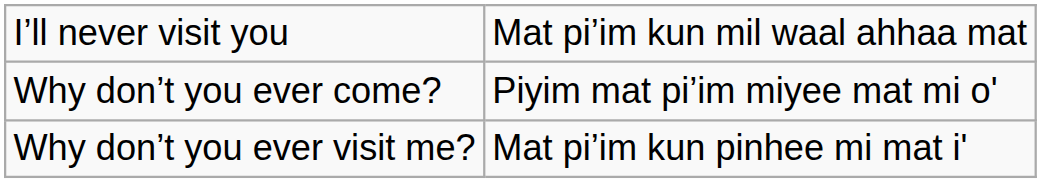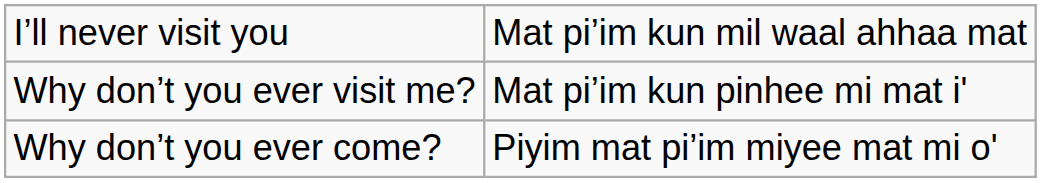rows swapped: (228, 90) <-> (245, 147)
